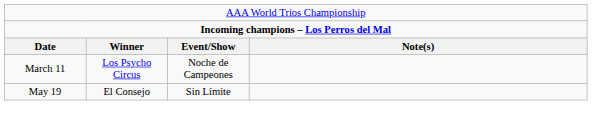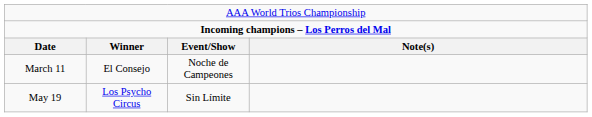(127, 69) Los Psycho Circus -> (127, 69) El Consejo
(127, 91) El Consejo -> (127, 97) Los Psycho Circus
